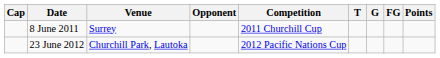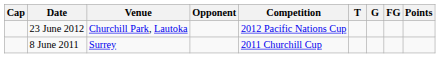rows swapped: (54, 28) <-> (57, 45)
